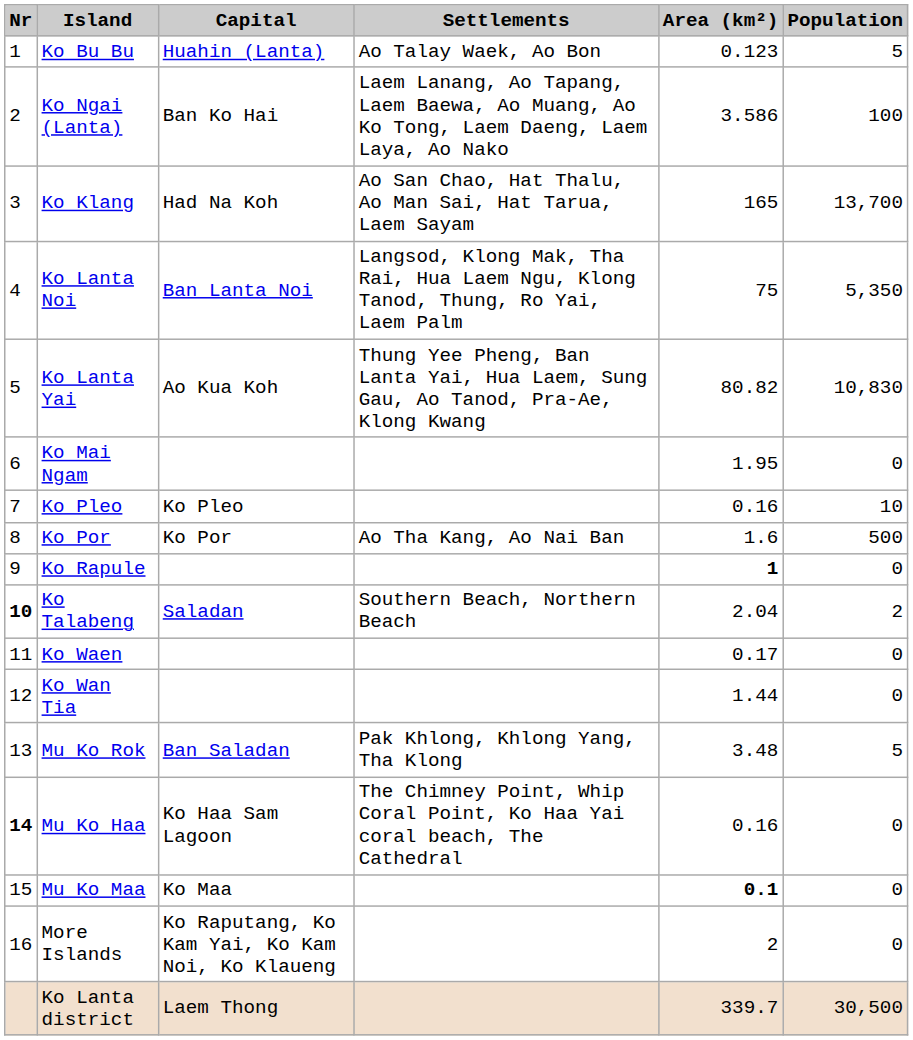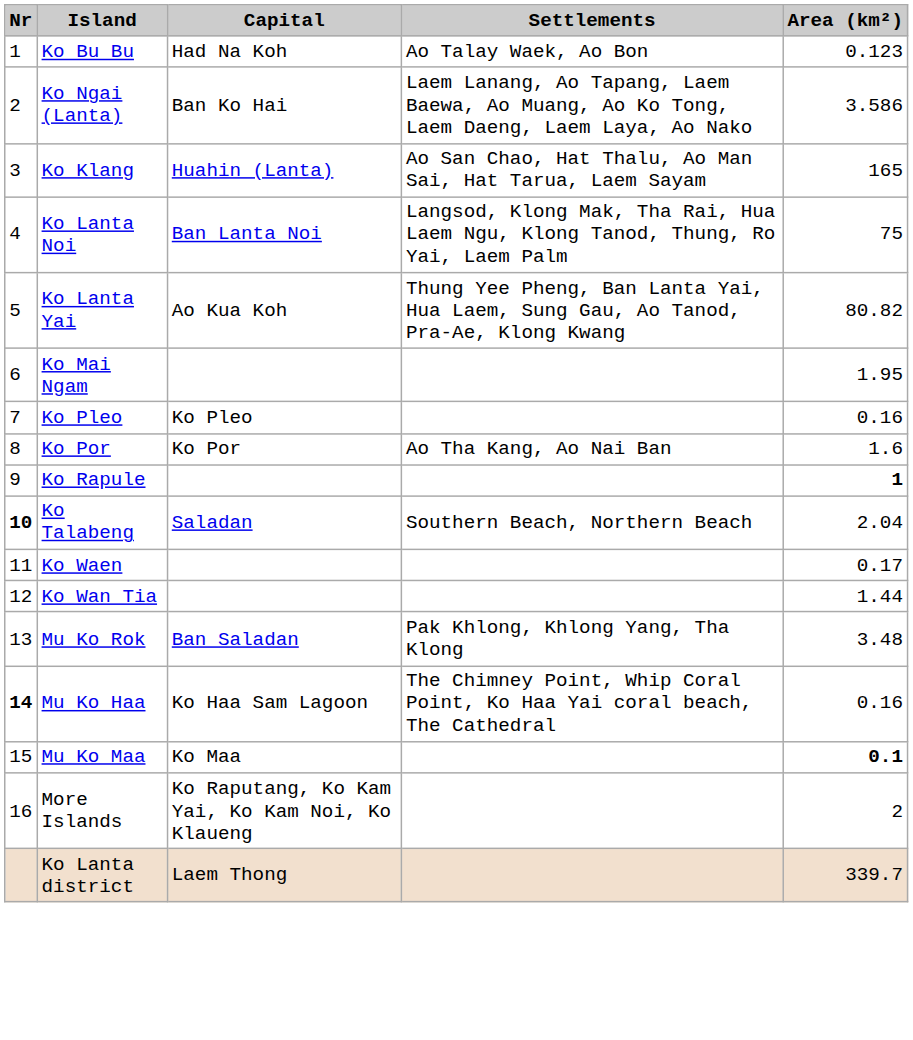- column: (845, 20)
(244, 52) Huahin (Lanta) -> (230, 52) Had Na Koh
(220, 203) Had Na Koh -> (253, 170) Huahin (Lanta)
